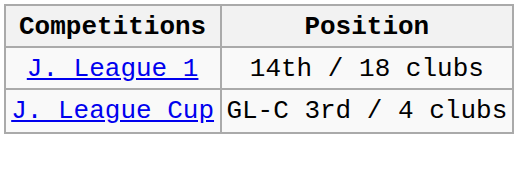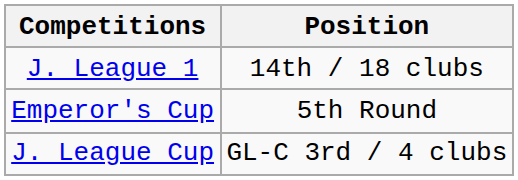+ row: (113, 111)
